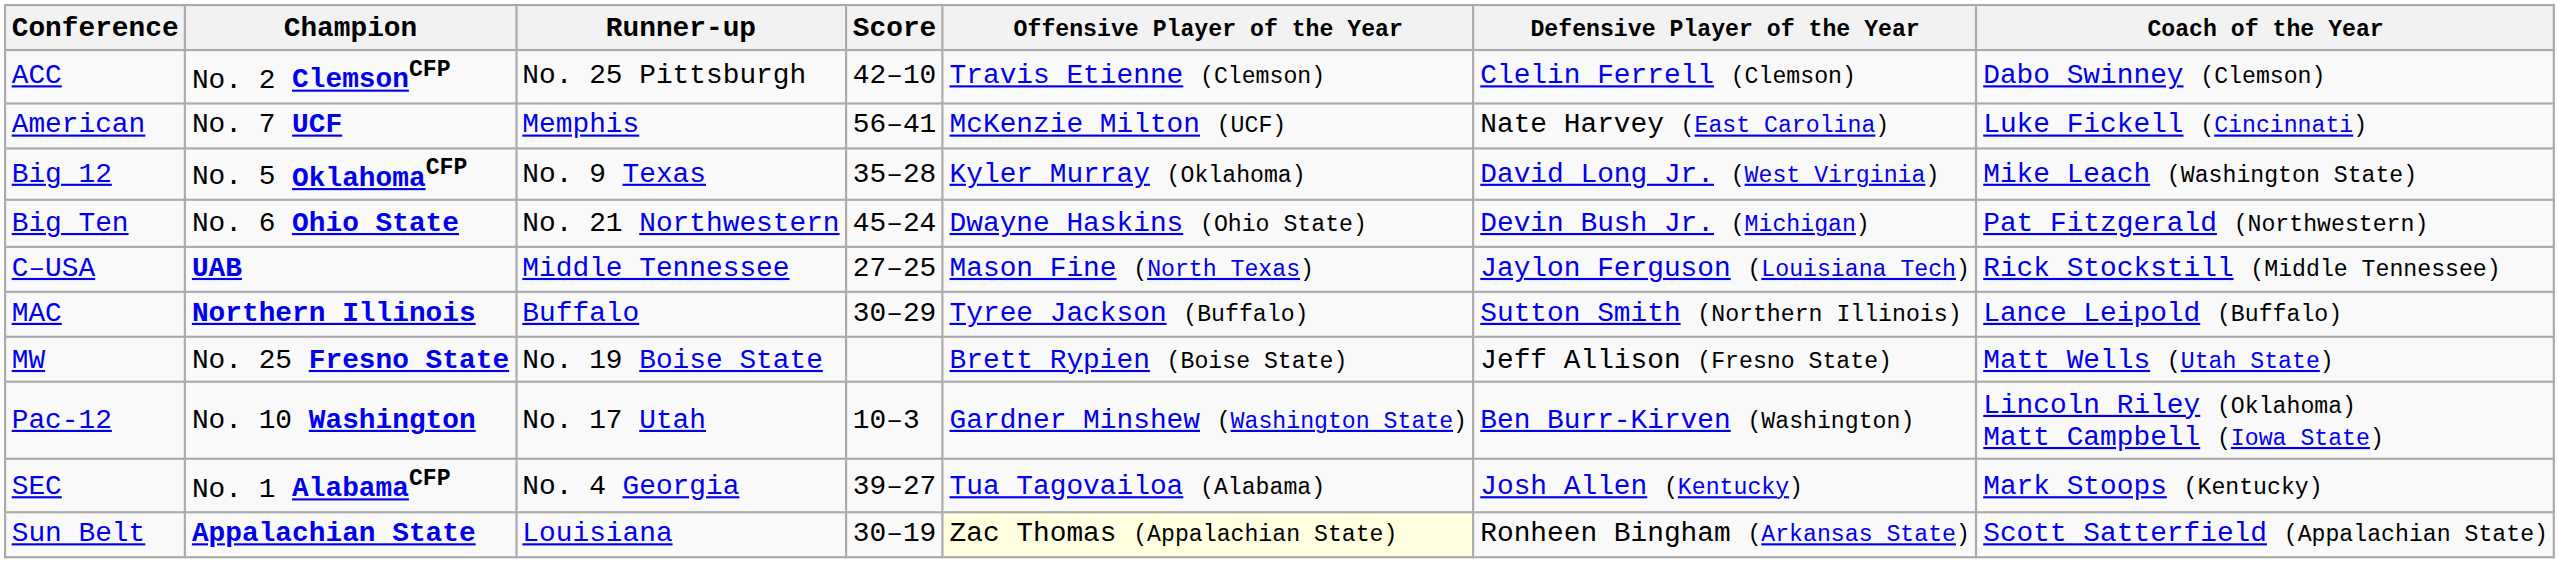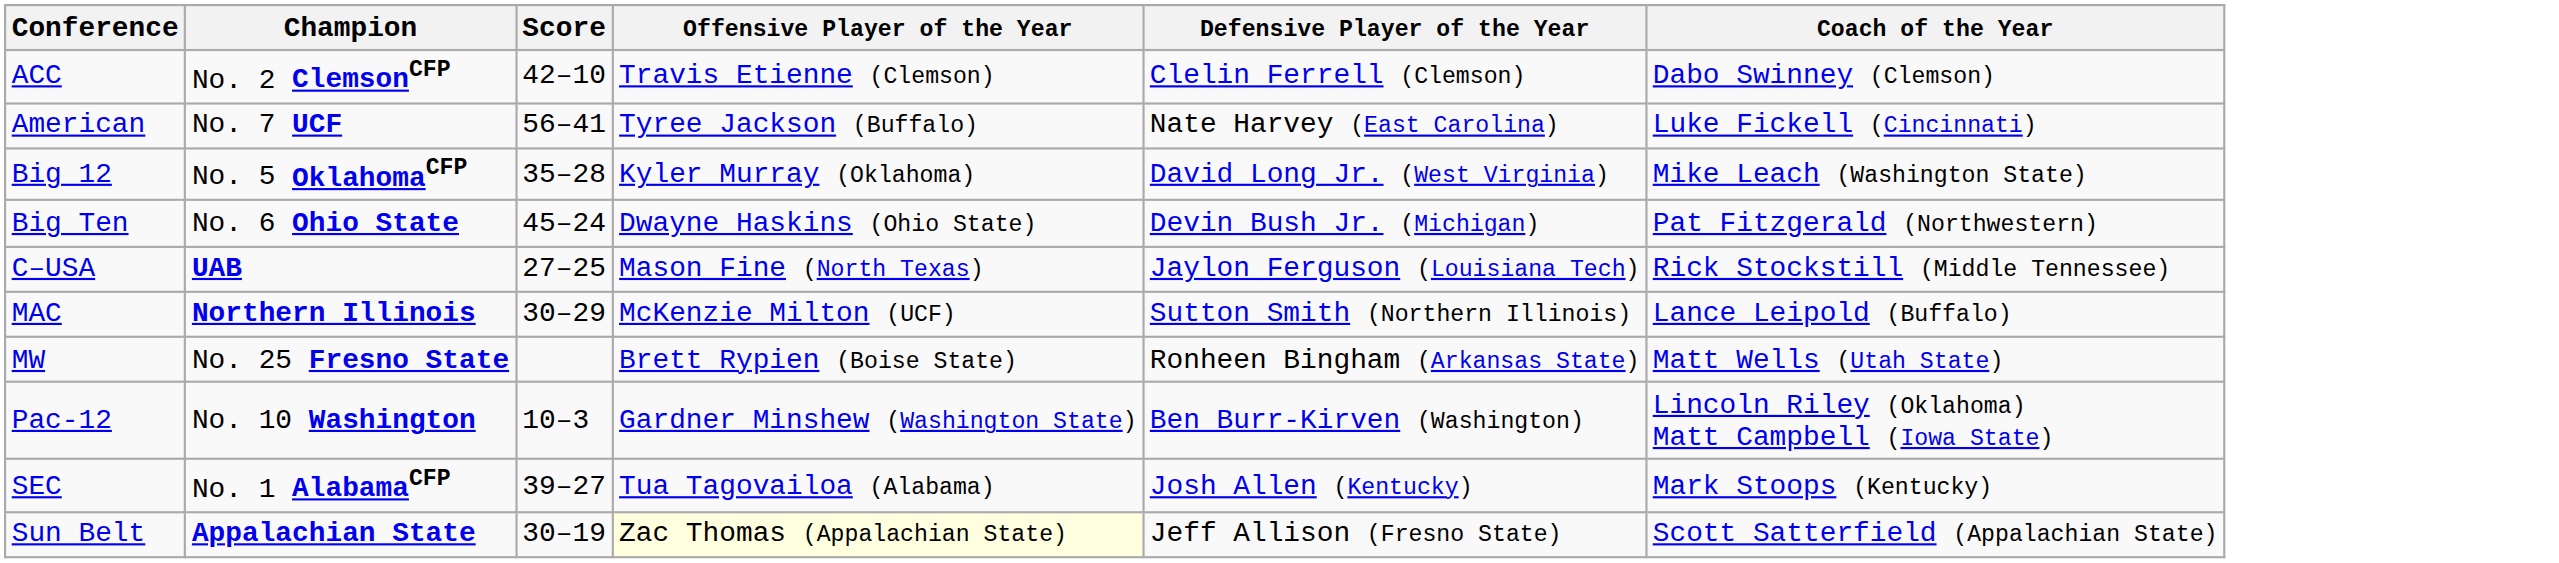- column: (681, 28)
(1118, 126) McKenzie Milton (UCF) -> (799, 126) Tyree Jackson (Buffalo)
(1129, 314) Tyree Jackson (Buffalo) -> (787, 314) McKenzie Milton (UCF)
(1686, 359) Jeff Allison (Fresno State) -> (1395, 359) Ronheen Bingham (Arkansas State)
(1725, 535) Ronheen Bingham (Arkansas State) -> (1356, 535) Jeff Allison (Fresno State)
